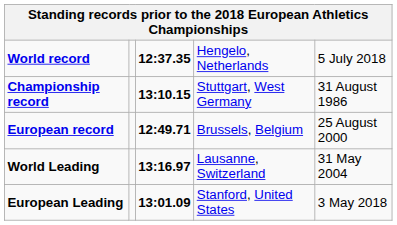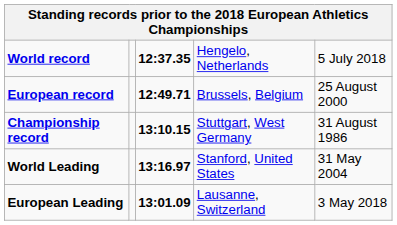rows swapped: (61, 130) <-> (54, 94)
(231, 166) Lausanne, Switzerland -> (245, 166) Stanford, United States
(245, 202) Stanford, United States -> (231, 202) Lausanne, Switzerland
